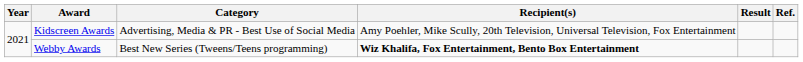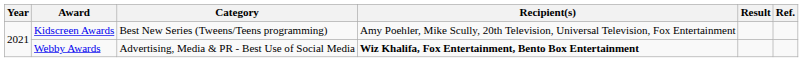(237, 30) Advertising, Media & PR - Best Use of Social Media -> (223, 30) Best New Series (Tweens/Teens programming)
(223, 48) Best New Series (Tweens/Teens programming) -> (237, 48) Advertising, Media & PR - Best Use of Social Media
